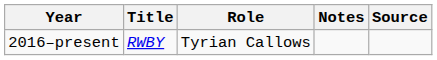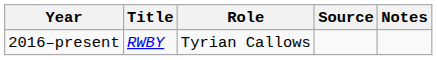columns swapped: (341, 17) <-> (400, 17)
